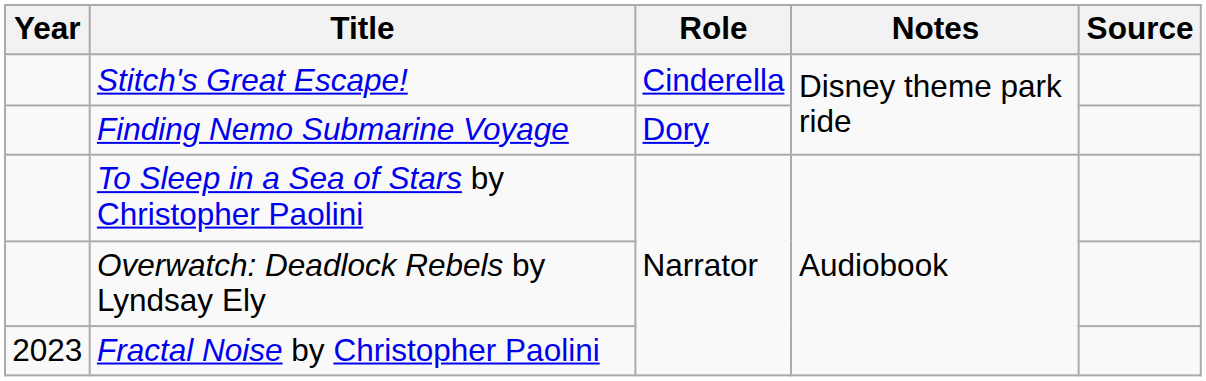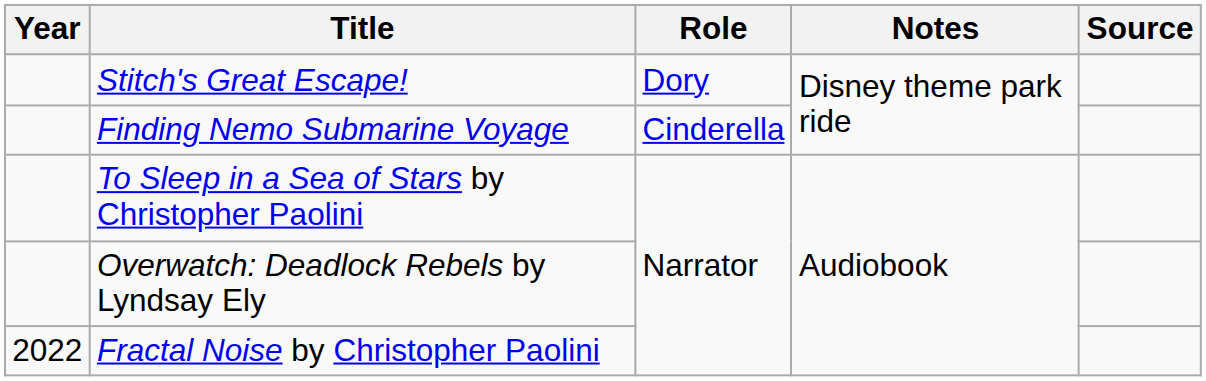(713, 79) Cinderella -> (676, 79) Dory
(676, 129) Dory -> (713, 129) Cinderella
(47, 350) 2023 -> (47, 350) 2022
